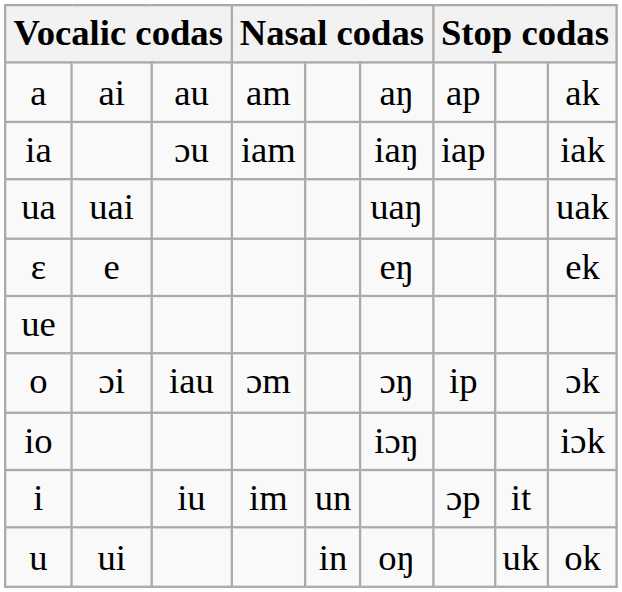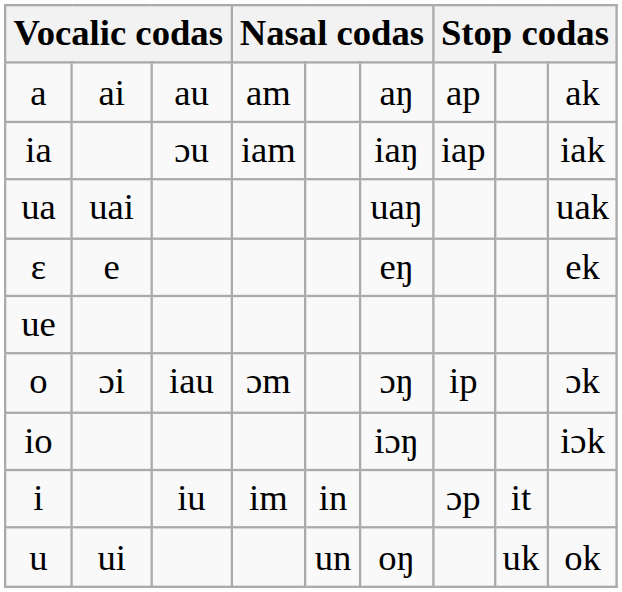(333, 498) un -> (333, 498) in
(333, 556) in -> (333, 556) un
